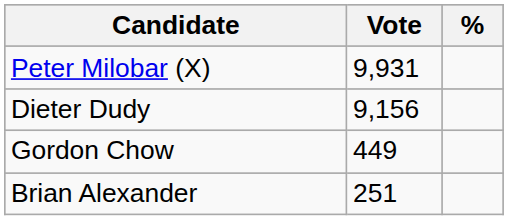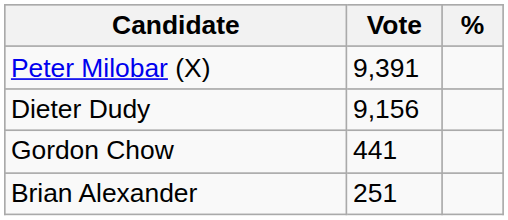(386, 67) 9,931 -> (386, 67) 9,391
(375, 151) 449 -> (375, 151) 441
